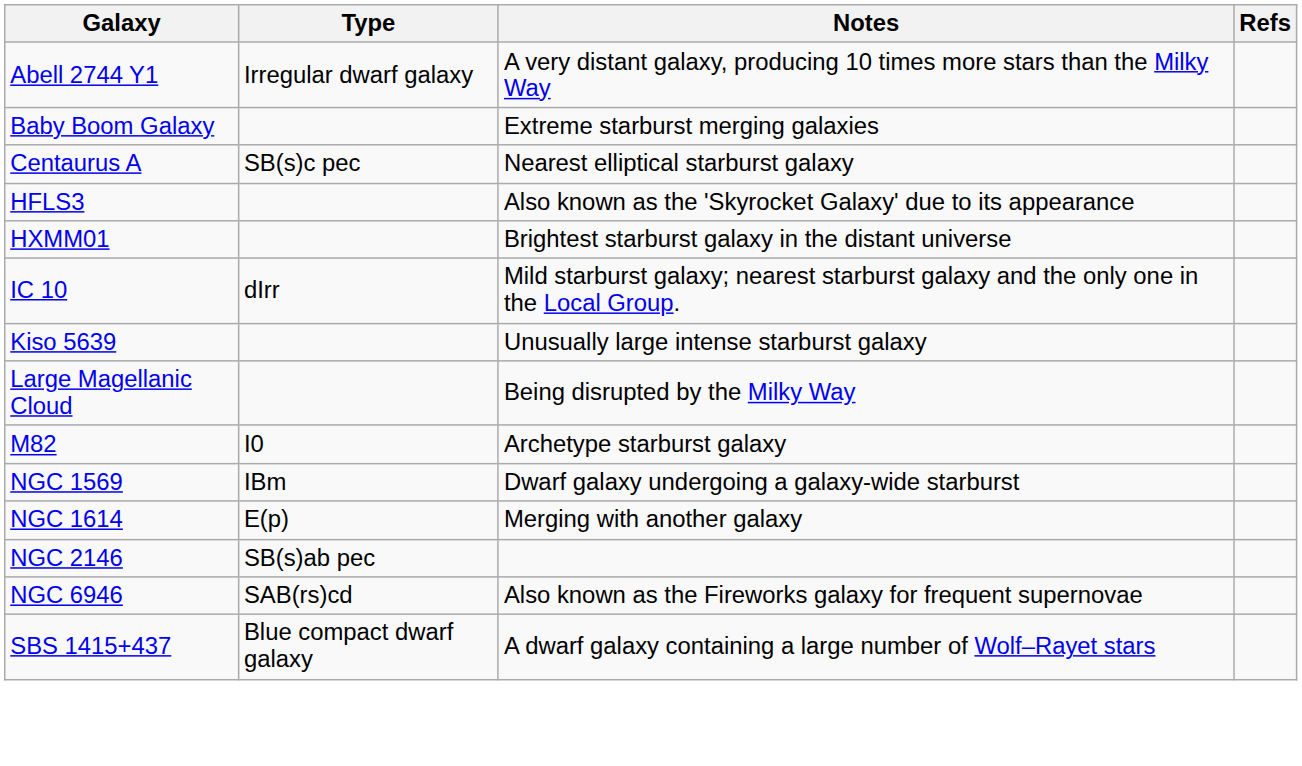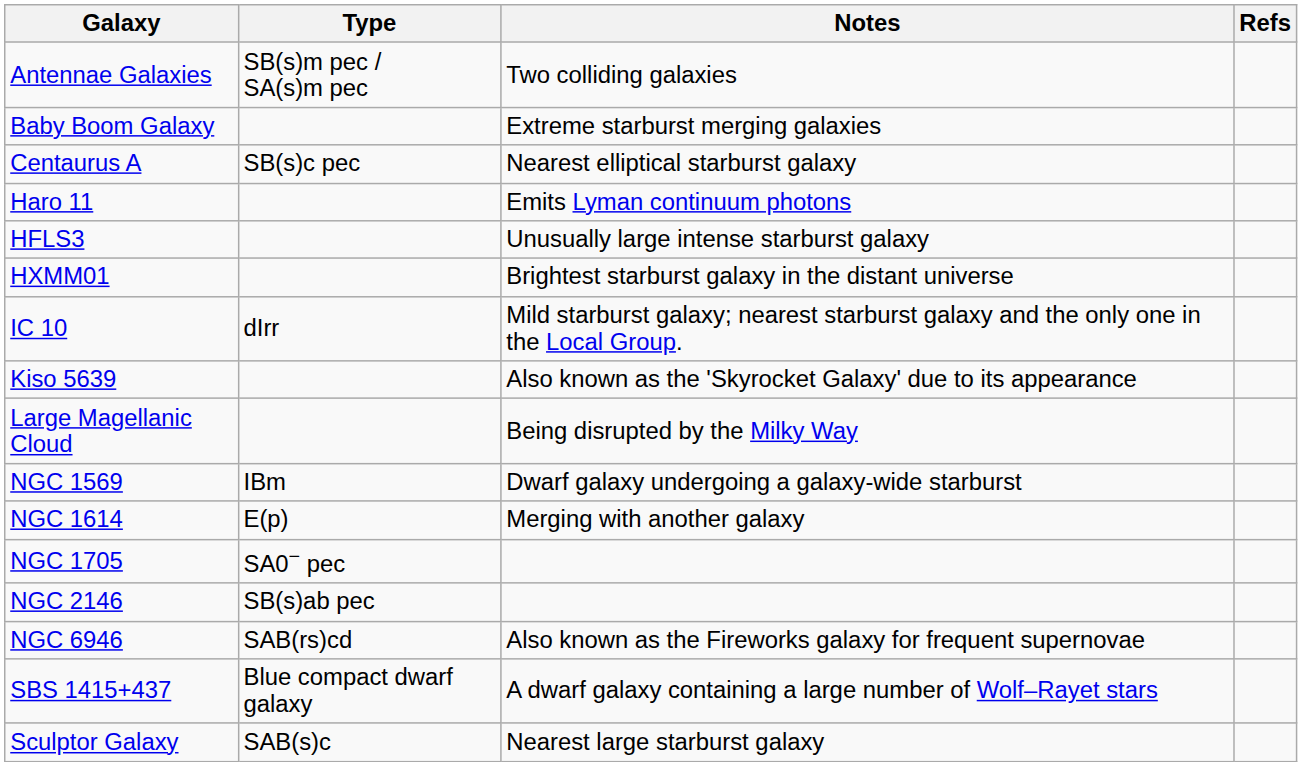- row: (84, 74)
+ row: (111, 74)
+ row: (52, 201)
(819, 201) Also known as the 'Skyrocket Galaxy' due to its appearance -> (718, 239) Unusually large intense starburst galaxy
(715, 341) Unusually large intense starburst galaxy -> (822, 379) Also known as the 'Skyrocket Galaxy' due to its appearance
- row: (33, 444)
+ row: (67, 560)
+ row: (94, 742)
